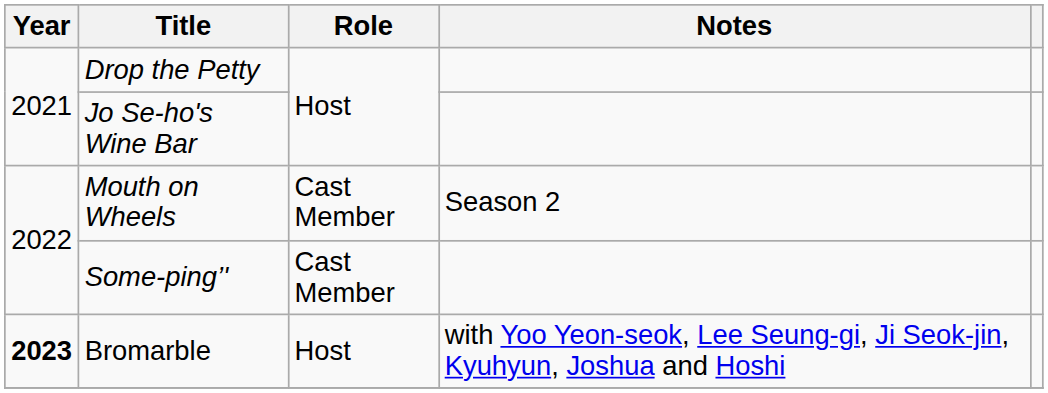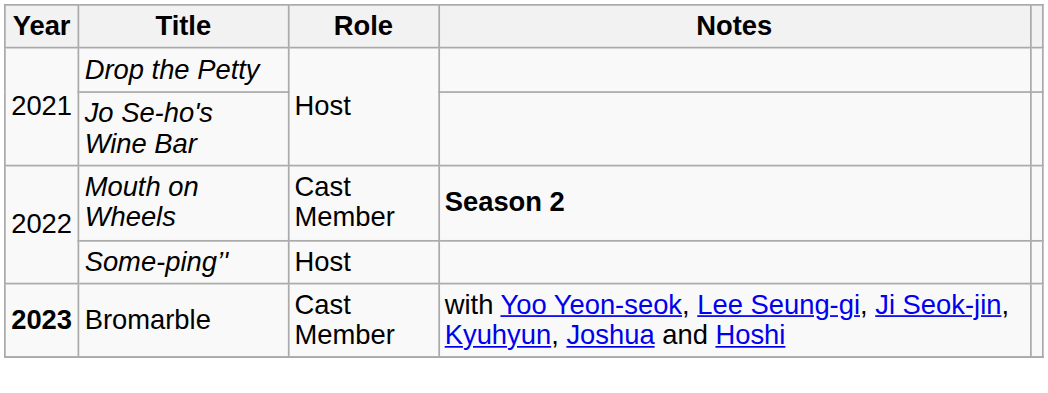(503, 202) normal -> (505, 202) bold
(345, 276) Cast Member -> (323, 261) Host
(323, 350) Host -> (345, 320) Cast Member
